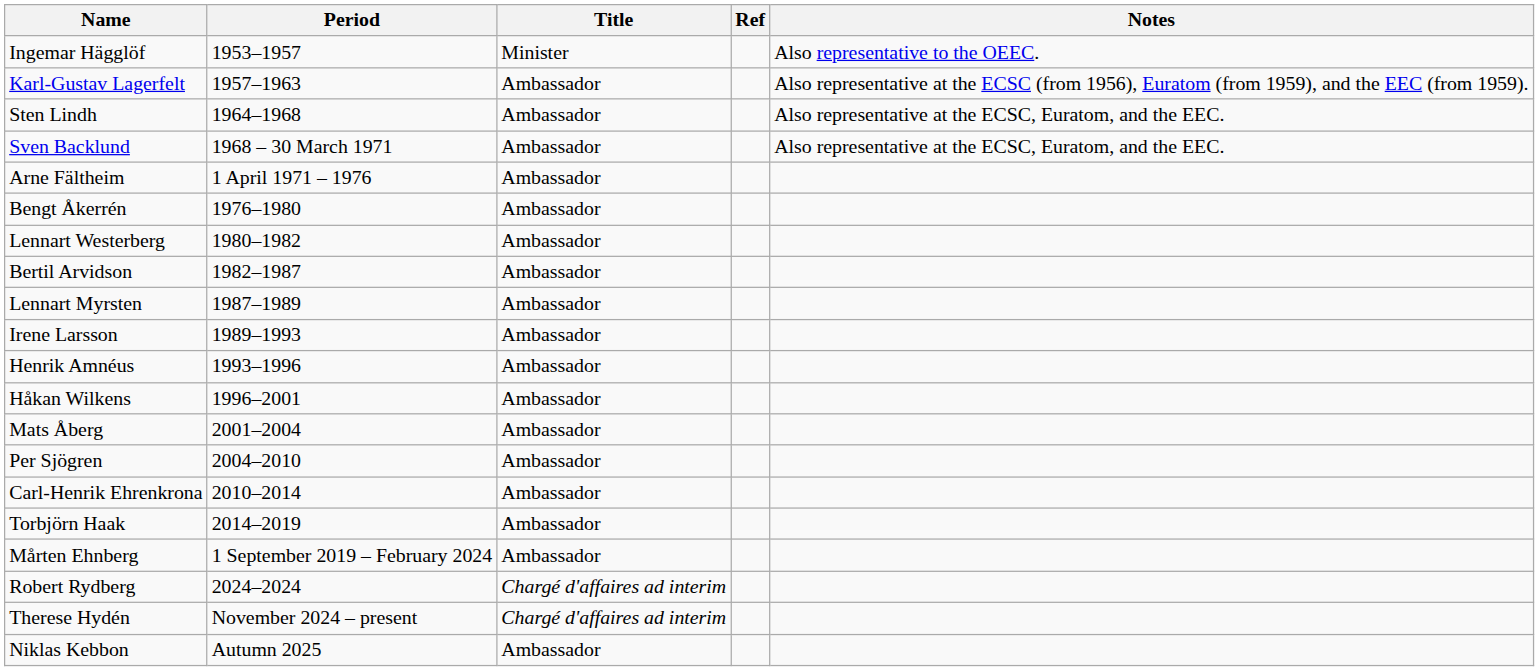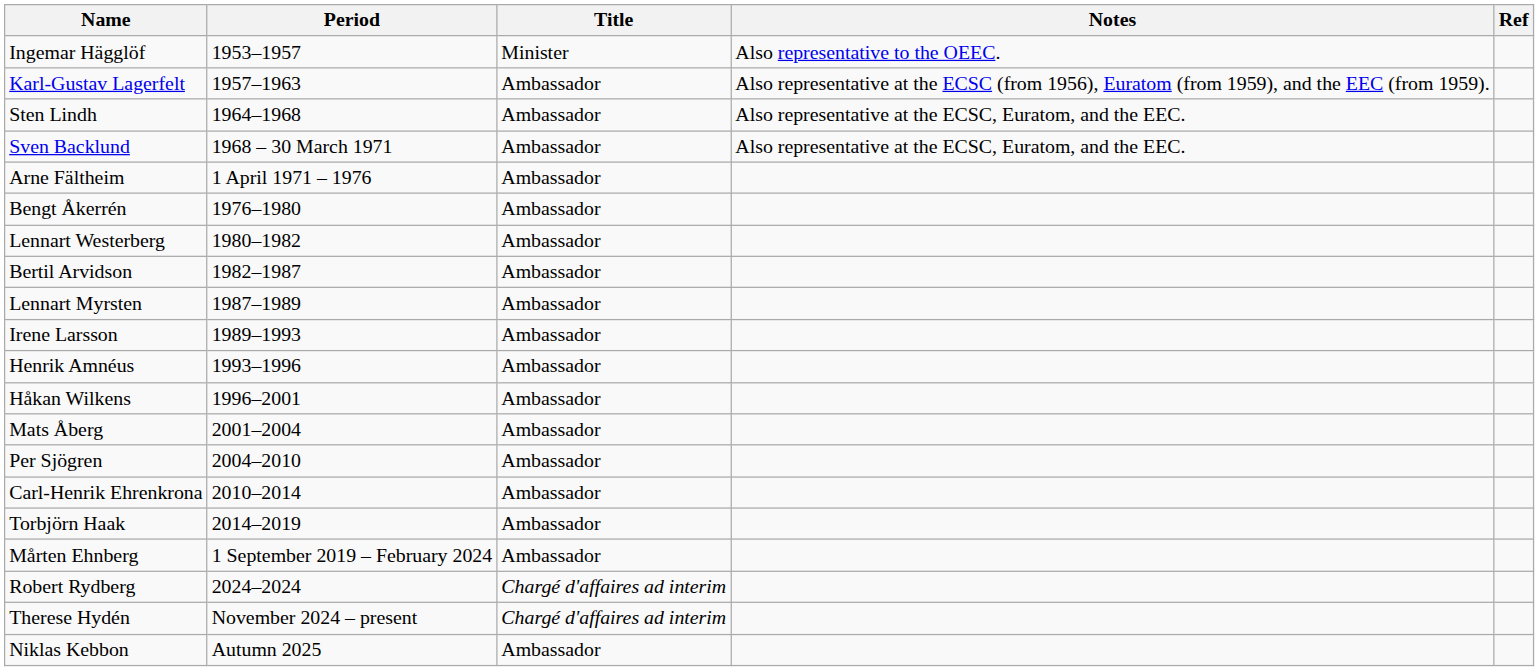columns swapped: (1151, 20) <-> (750, 20)
